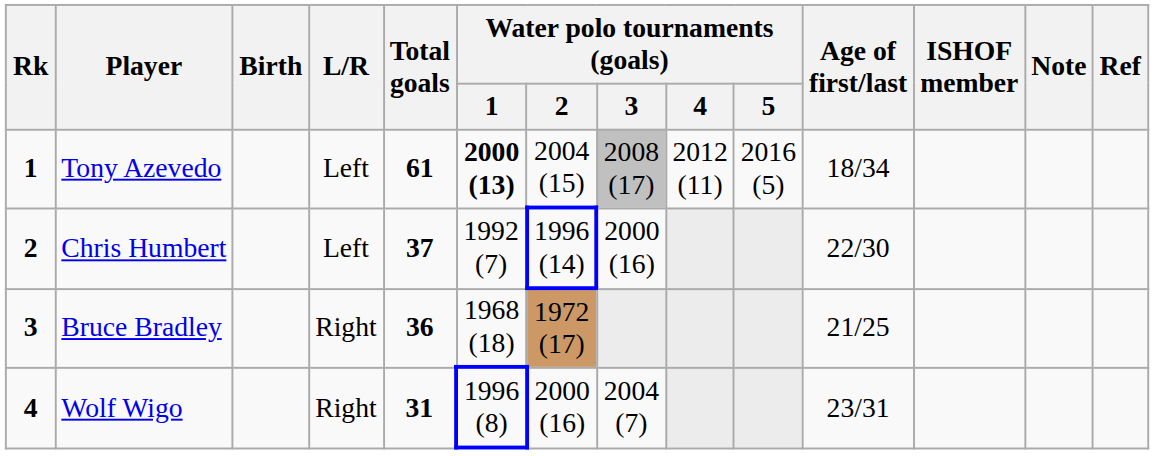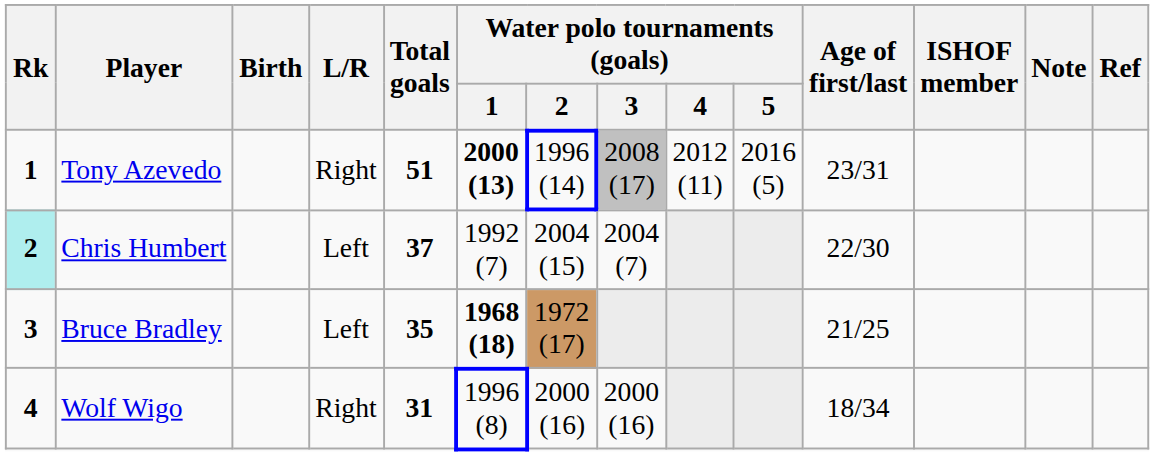(346, 168) Left -> (346, 169) Right
(420, 168) 61 -> (420, 169) 51
(562, 167) 2004 (15) -> (562, 169) 1996 (14)
(858, 168) 18/34 -> (858, 169) 23/31
(31, 248) no background -> (31, 249) paleturquoise background
(562, 248) 1996 (14) -> (562, 249) 2004 (15)
(632, 248) 2000 (16) -> (631, 249) 2004 (7)
(346, 327) Right -> (346, 328) Left
(420, 327) 36 -> (420, 328) 35
(492, 327) normal -> (492, 328) bold
(631, 407) 2004 (7) -> (631, 408) 2000 (16)
(858, 407) 23/31 -> (858, 408) 18/34
